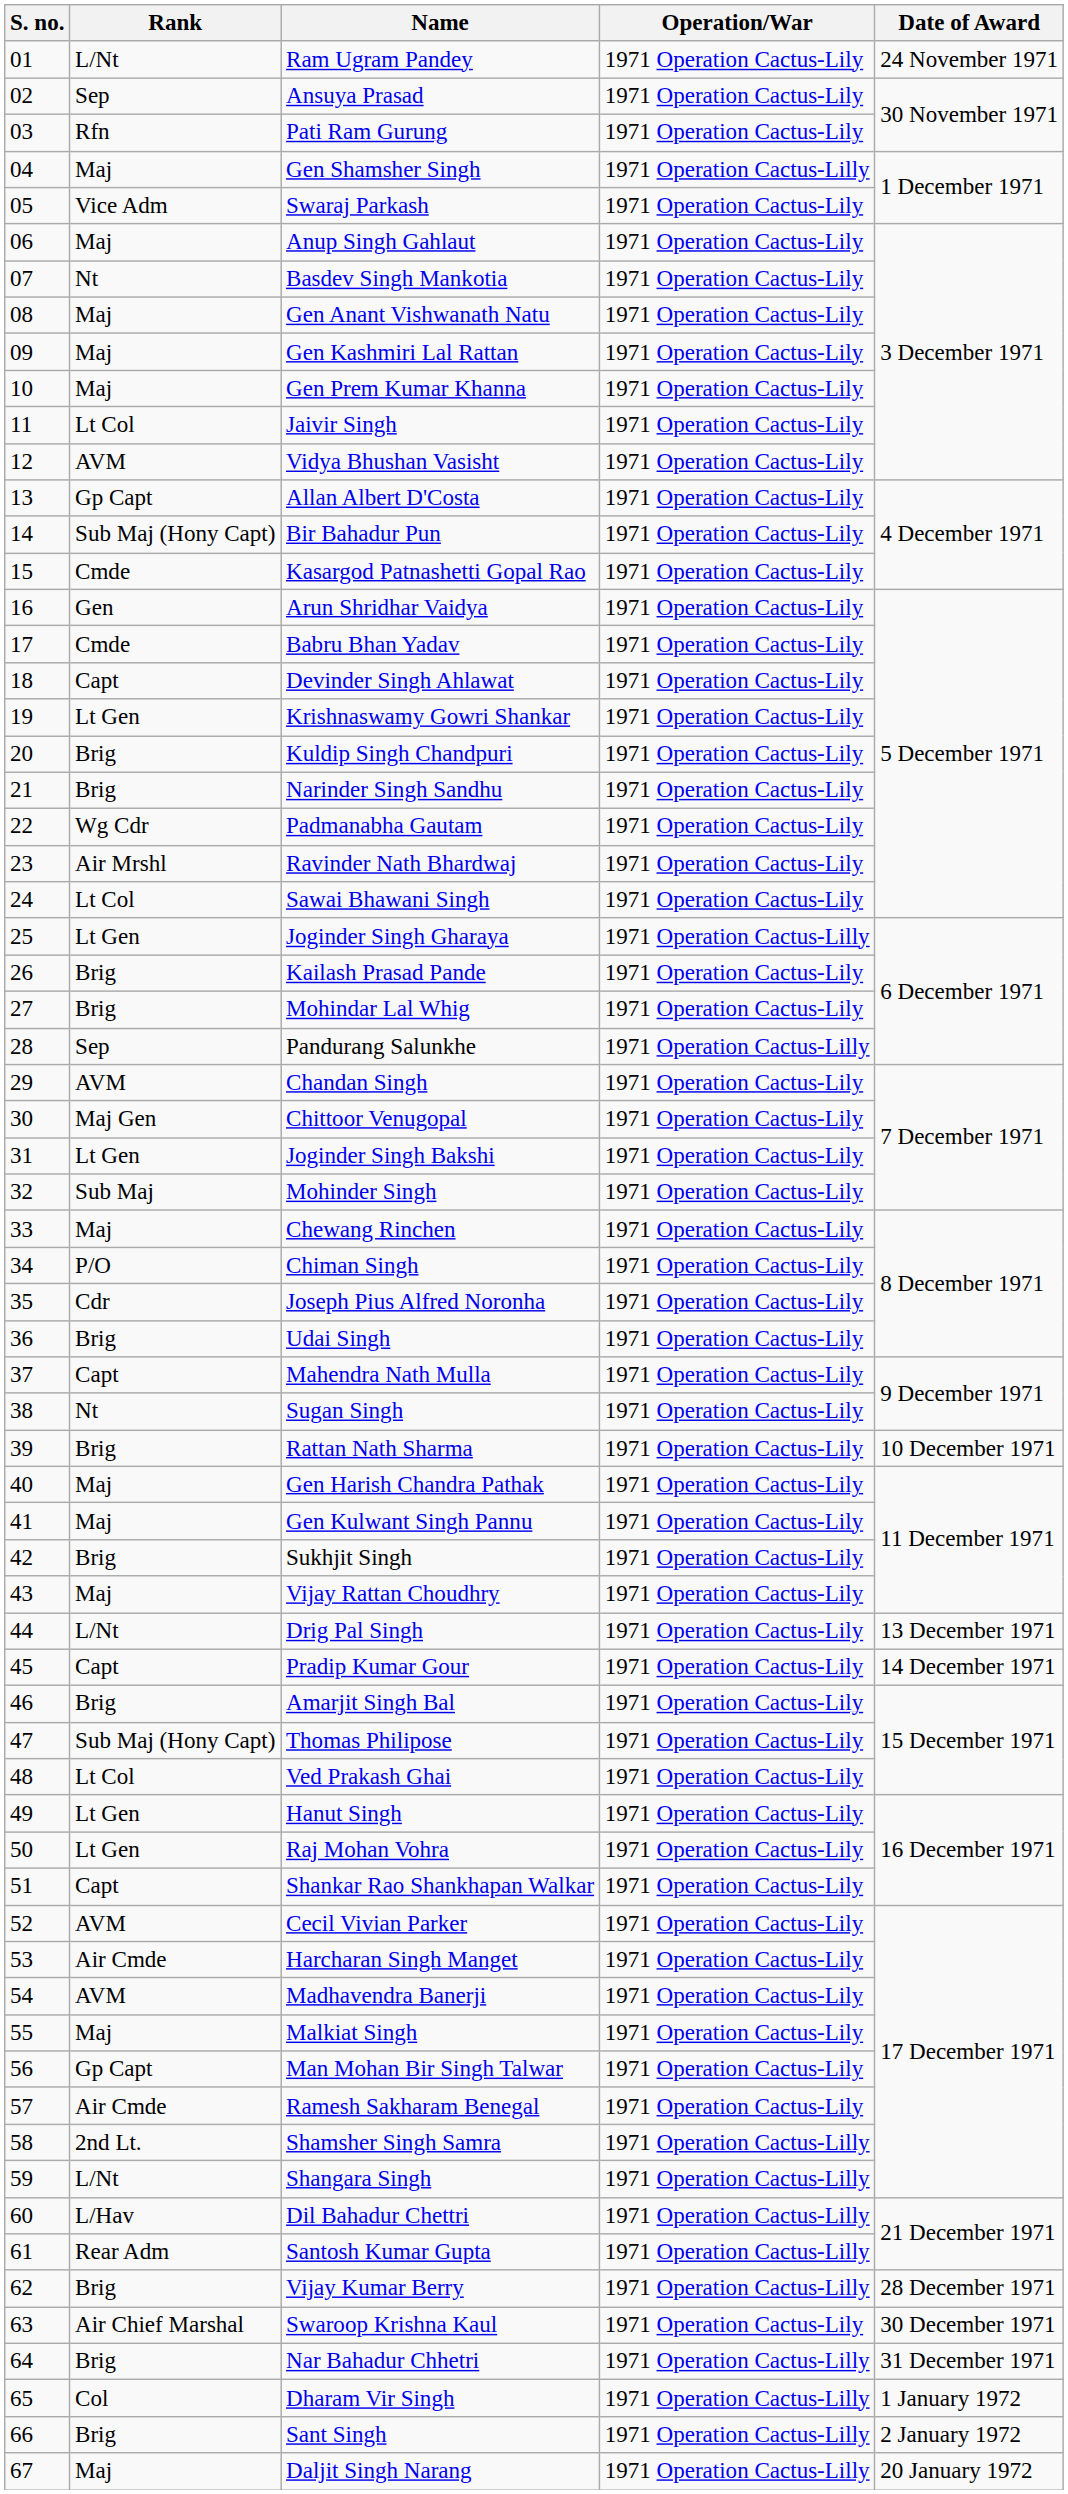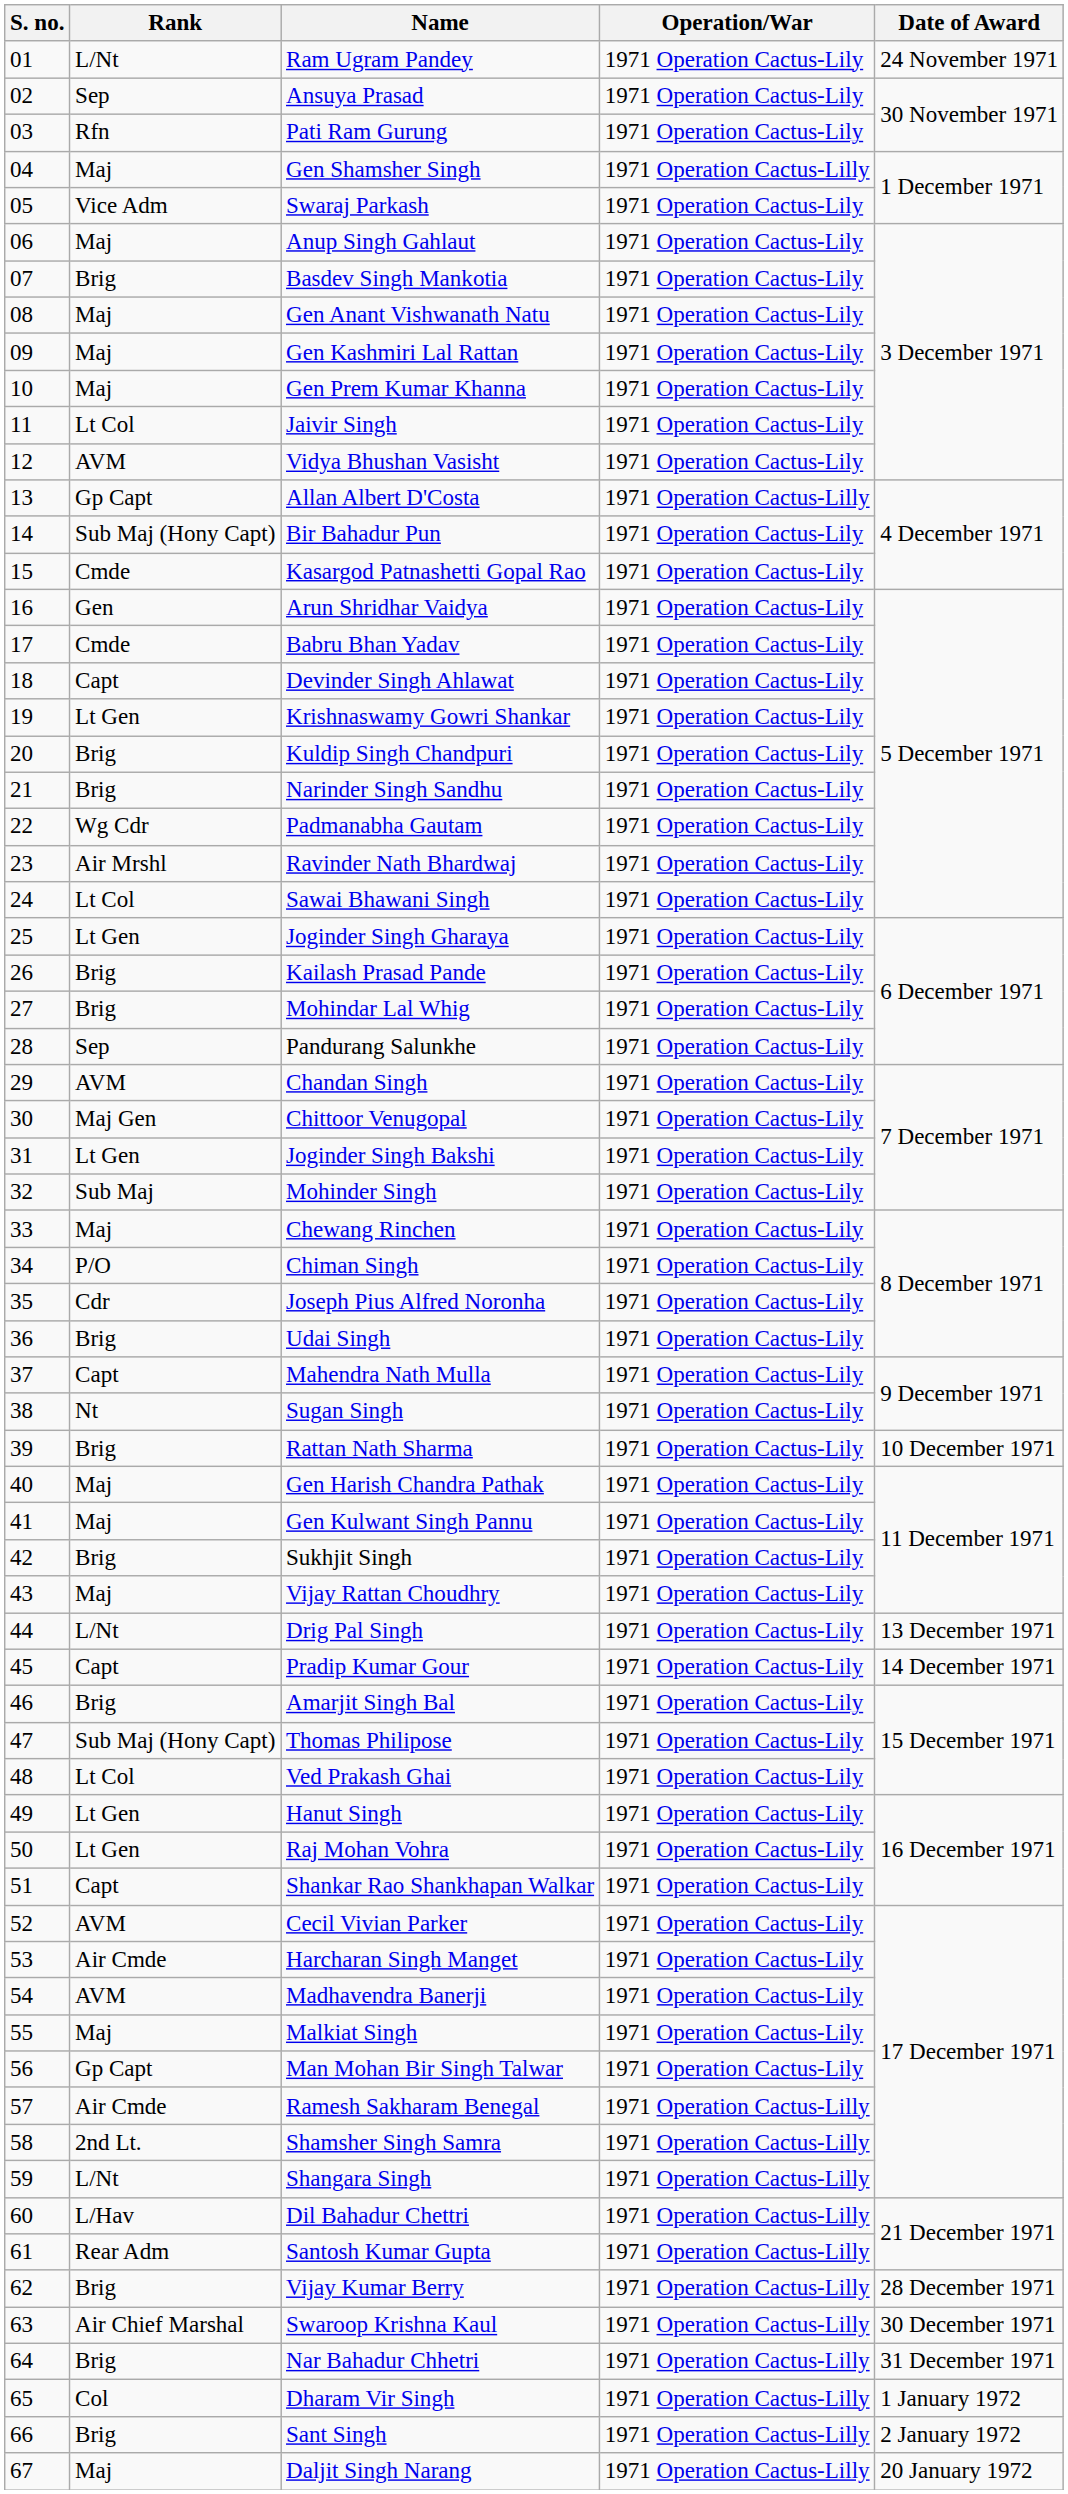(87, 278) Nt -> (96, 278) Brig
(734, 497) 1971 Operation Cactus-Lily -> (737, 497) 1971 Operation Cactus-Lilly
(737, 936) 1971 Operation Cactus-Lilly -> (734, 936) 1971 Operation Cactus-Lily
(737, 1045) 1971 Operation Cactus-Lilly -> (734, 1045) 1971 Operation Cactus-Lily
(734, 2105) 1971 Operation Cactus-Lily -> (737, 2105) 1971 Operation Cactus-Lilly
(734, 2324) 1971 Operation Cactus-Lily -> (737, 2324) 1971 Operation Cactus-Lilly
